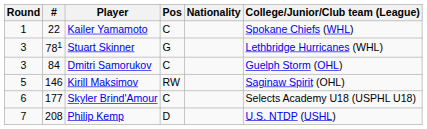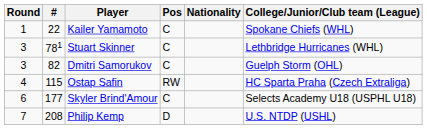(167, 47) G -> (166, 47) C
(54, 65) 84 -> (54, 65) 82
+ row: (95, 82)
- row: (103, 82)
